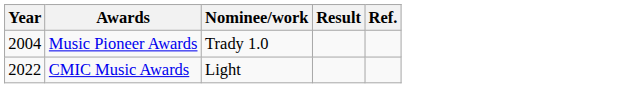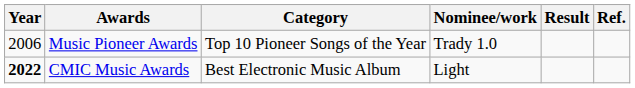+ column: (316, 17)
(25, 43) 2004 -> (25, 43) 2006
(25, 69) normal -> (25, 69) bold
